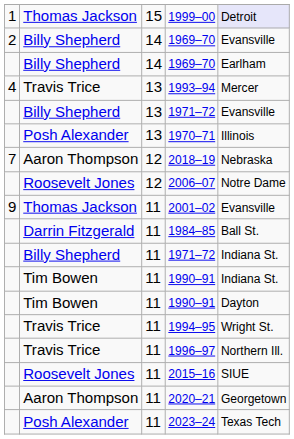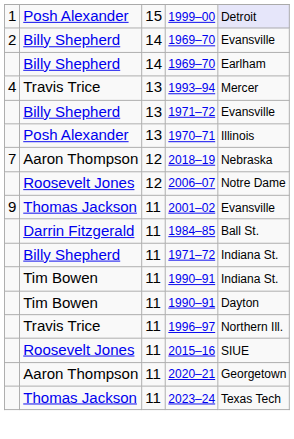(80, 16) Thomas Jackson -> (76, 16) Posh Alexander
- row: (12, 326)
(76, 421) Posh Alexander -> (80, 398) Thomas Jackson
